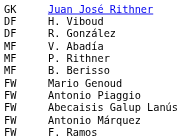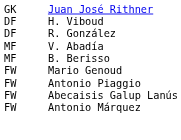- row: (79, 58)
- row: (73, 132)
